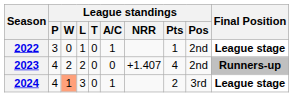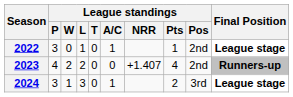(55, 83) 4 -> (55, 83) 3
(69, 83) lightsalmon background -> (69, 83) no background
